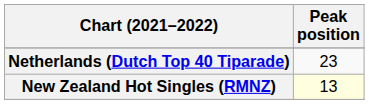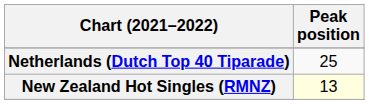(328, 61) 23 -> (328, 61) 25
